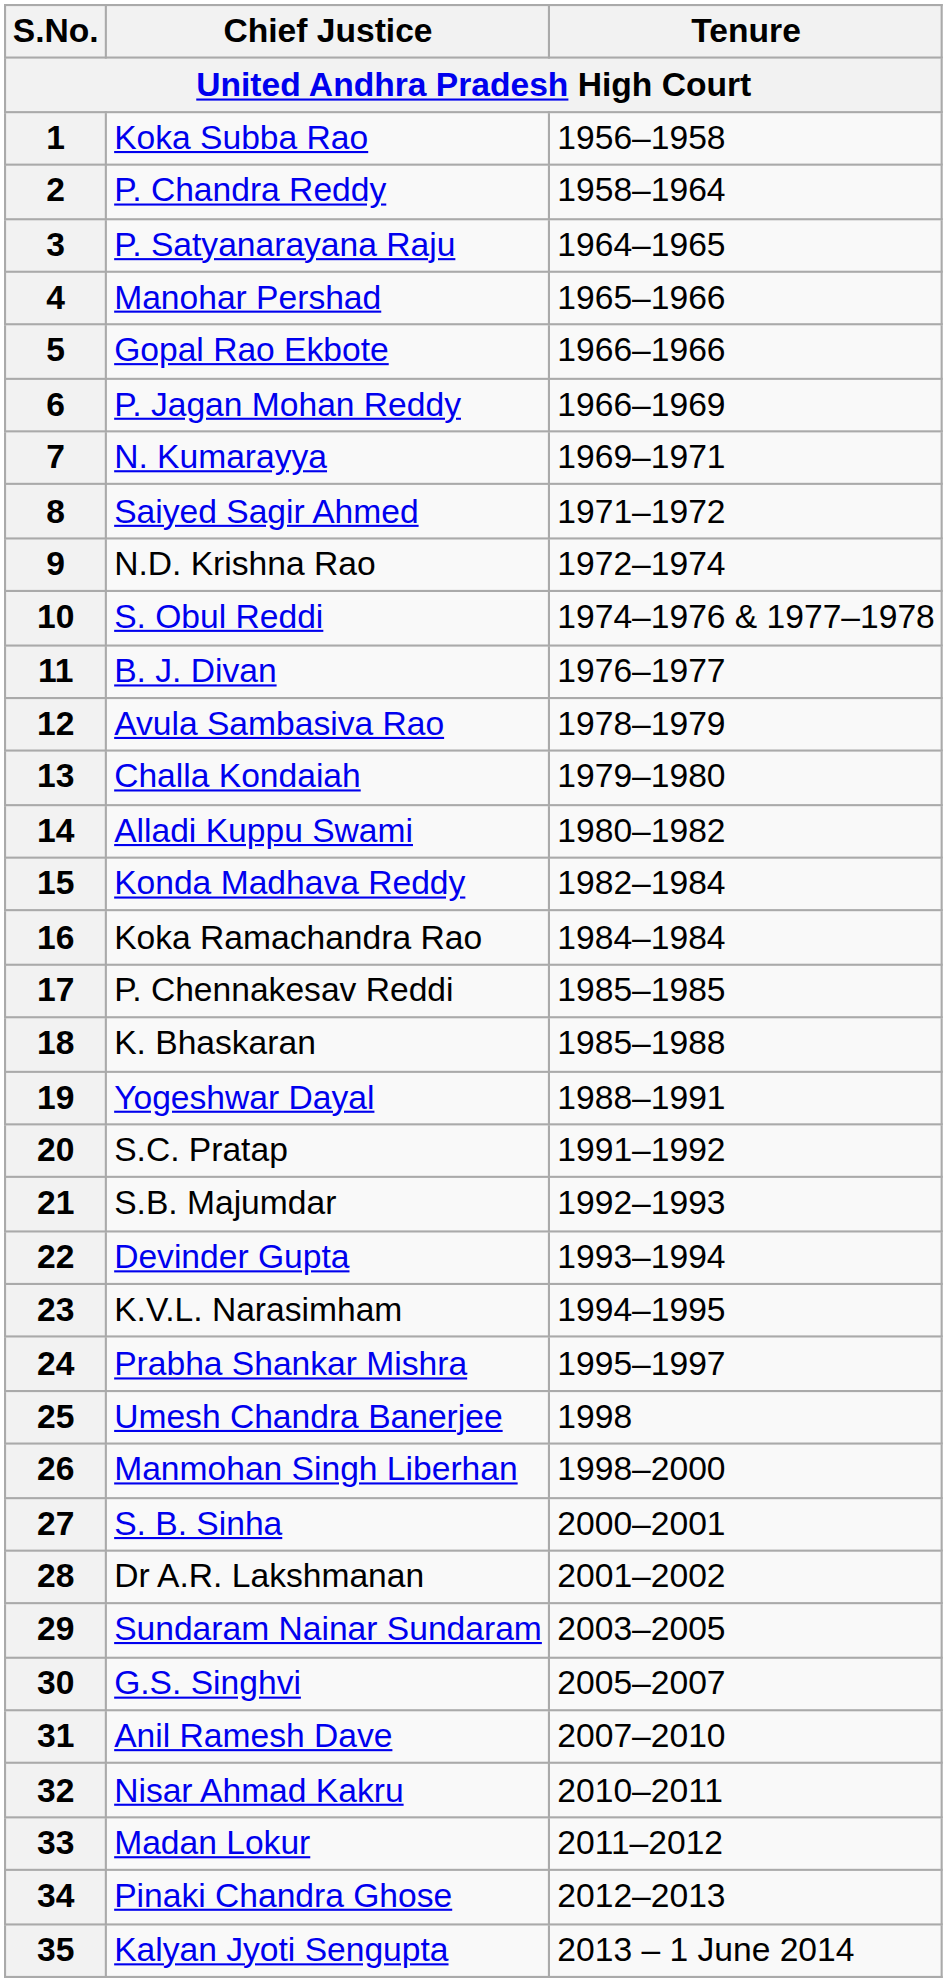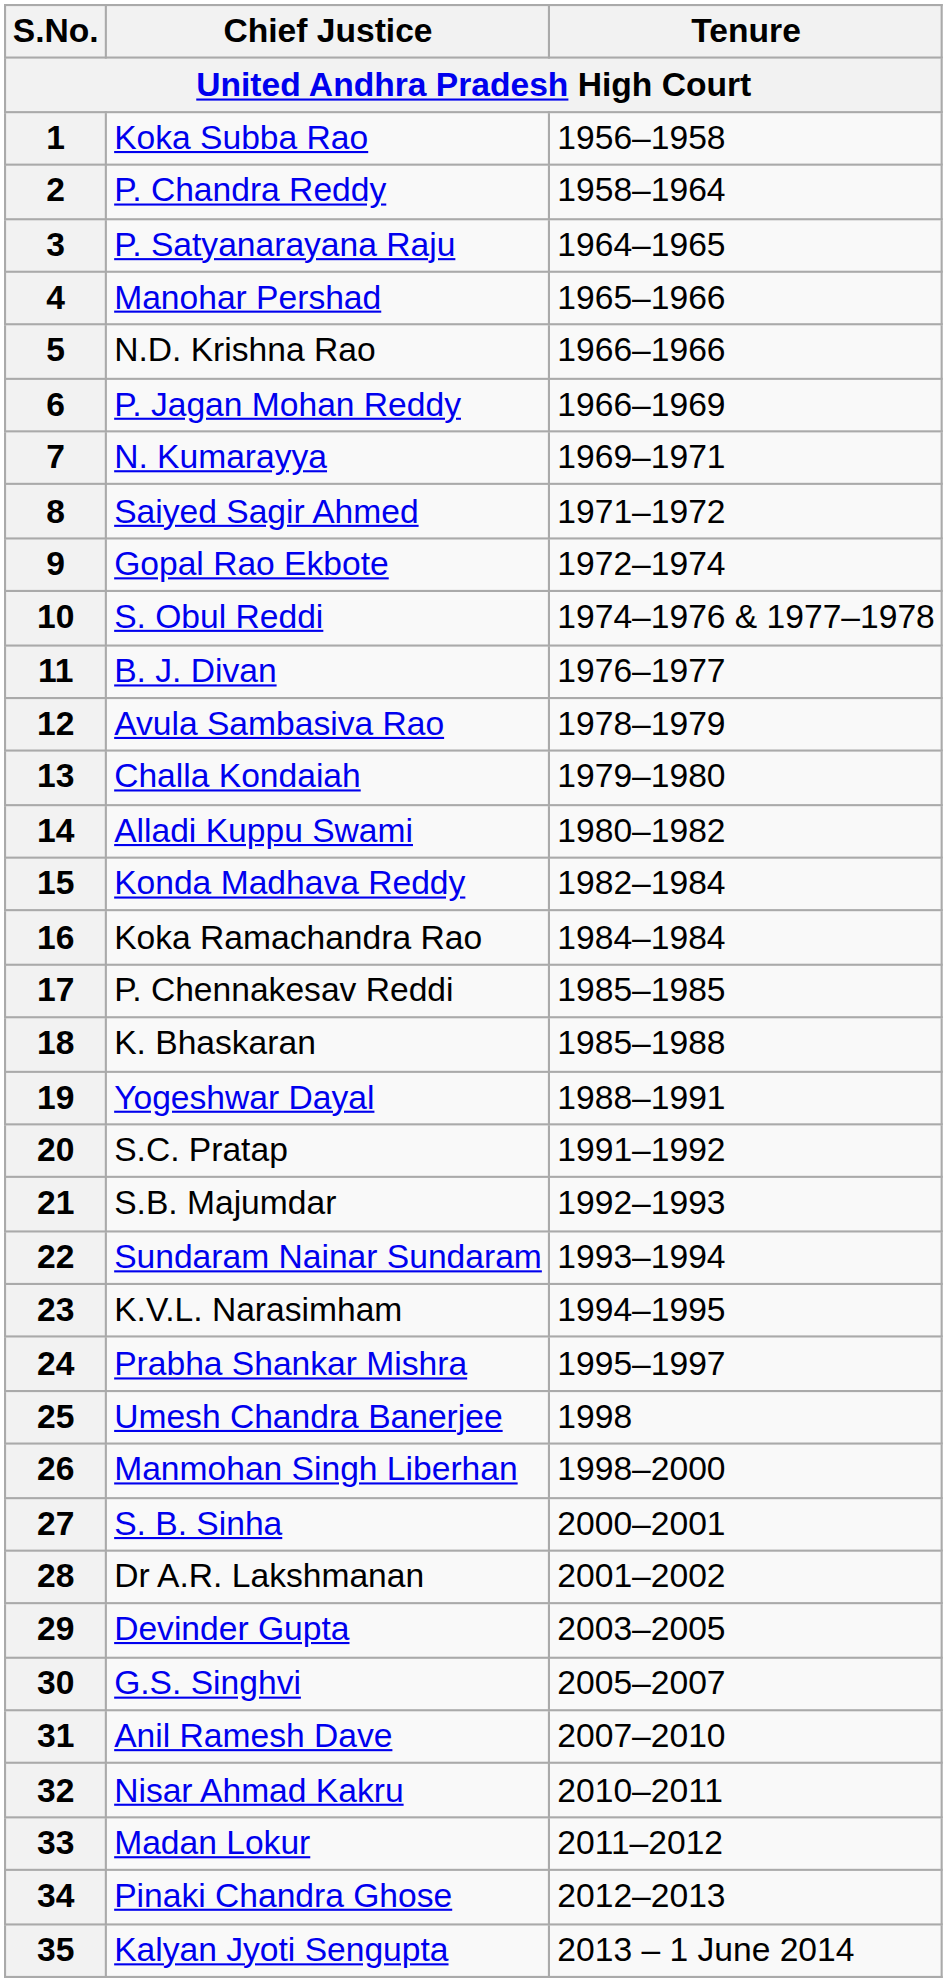(251, 350) Gopal Rao Ekbote -> (245, 350) N.D. Krishna Rao
(245, 564) N.D. Krishna Rao -> (251, 564) Gopal Rao Ekbote
(232, 1256) Devinder Gupta -> (328, 1256) Sundaram Nainar Sundaram
(328, 1629) Sundaram Nainar Sundaram -> (232, 1629) Devinder Gupta
